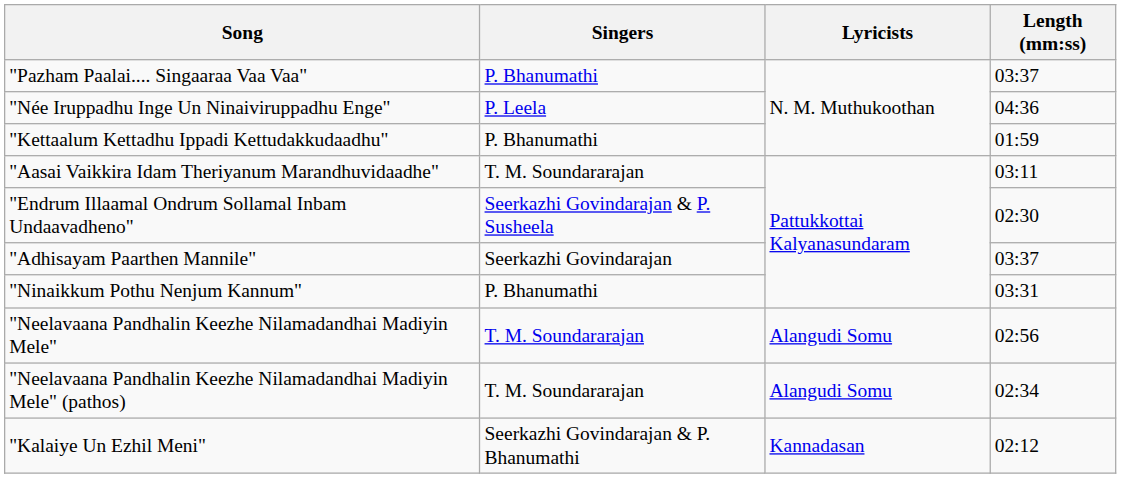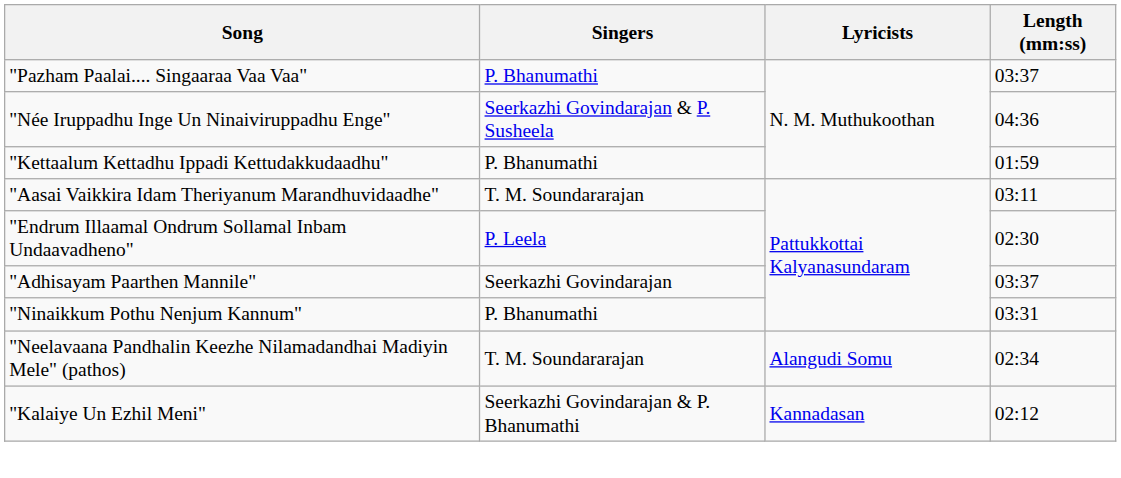(515, 107) P. Leela -> (597, 119) Seerkazhi Govindarajan & P. Susheela
(597, 215) Seerkazhi Govindarajan & P. Susheela -> (515, 238) P. Leela
- row: (229, 334)
